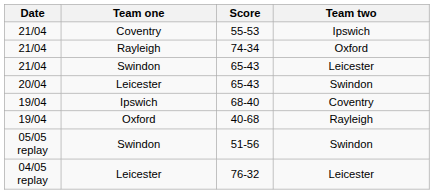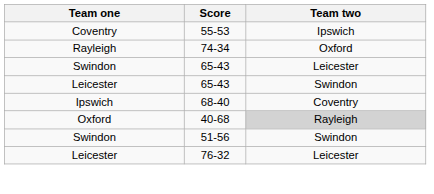- column: (33, 13)
(351, 119) no background -> (336, 119) lightgrey background
